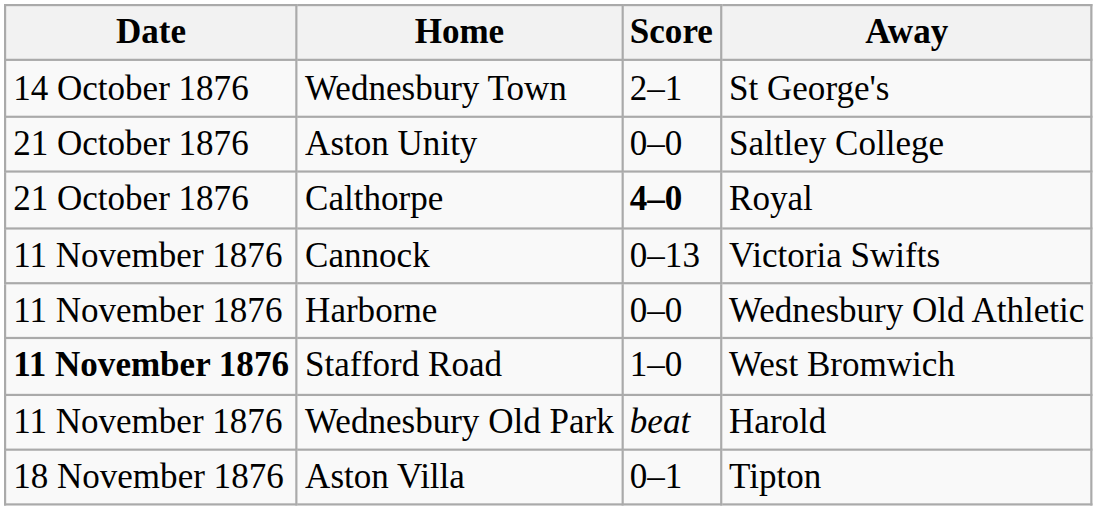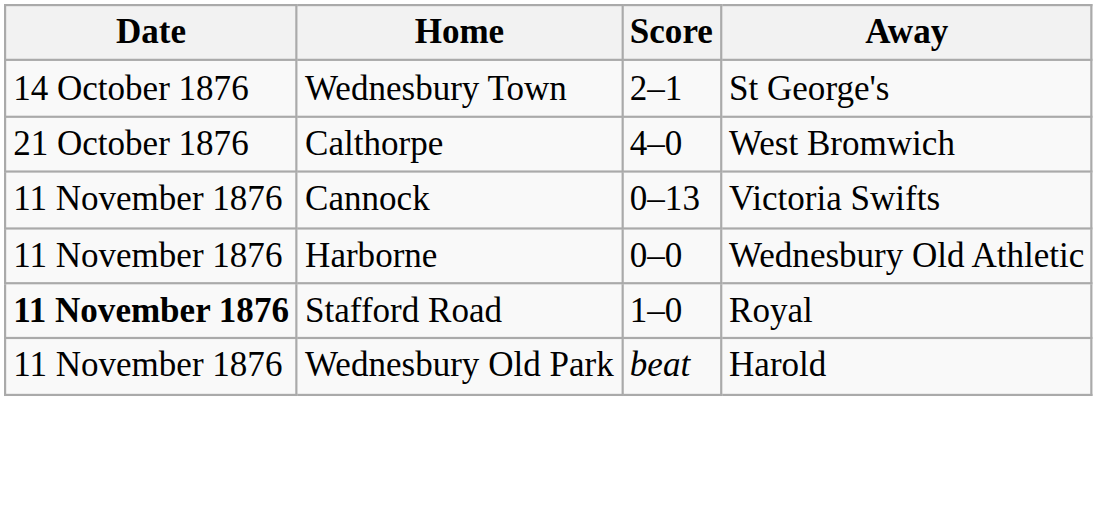- row: (391, 143)
(656, 198) bold -> (656, 143) normal
(771, 198) Royal -> (842, 143) West Bromwich
(842, 365) West Bromwich -> (771, 310) Royal
- row: (385, 476)
